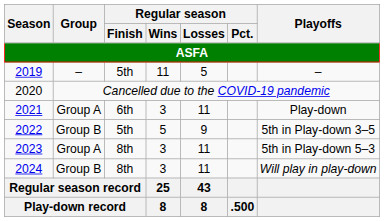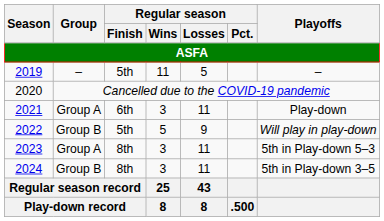(318, 130) 5th in Play-down 3–5 -> (318, 130) Will play in play-down
(318, 168) Will play in play-down -> (318, 168) 5th in Play-down 3–5
